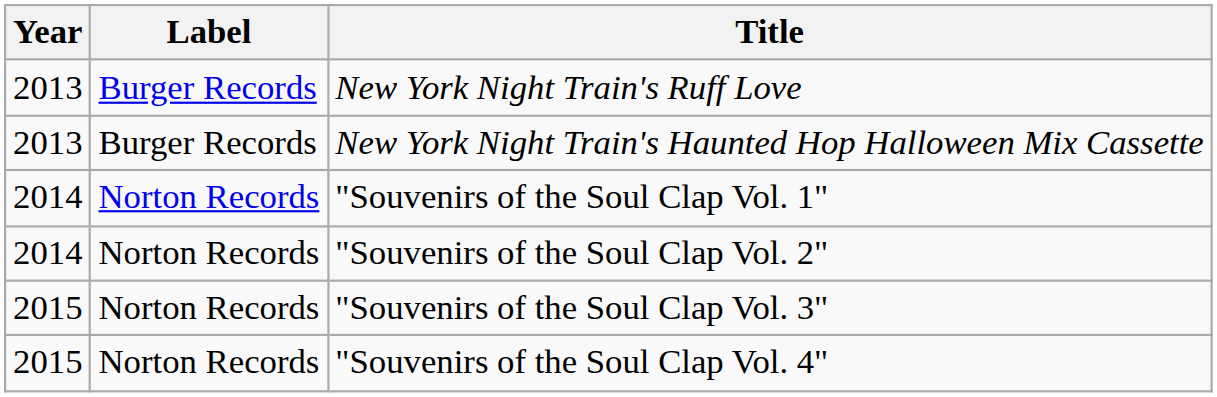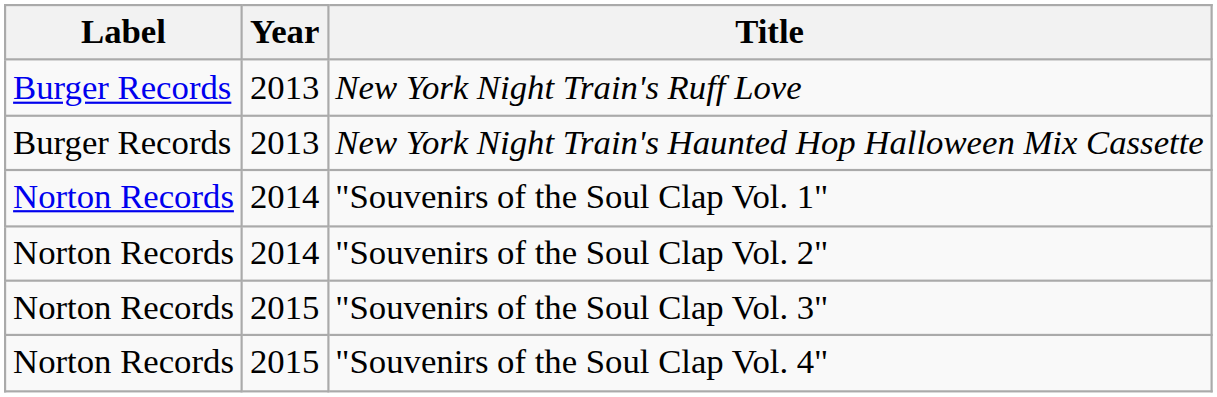columns swapped: (48, 32) <-> (209, 32)
